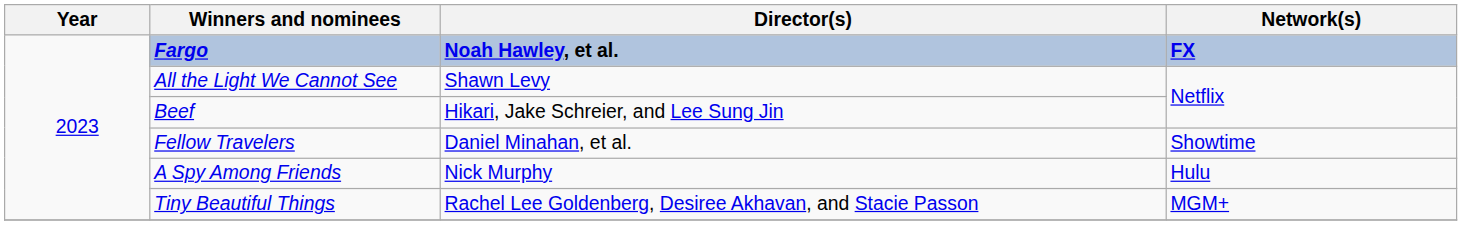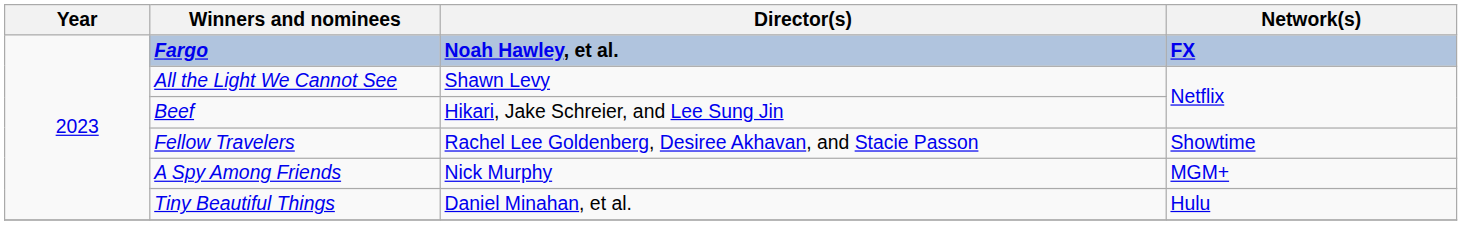(538, 142) Daniel Minahan, et al. -> (711, 142) Rachel Lee Goldenberg, Desiree Akhavan, and Stacie Passon
(1190, 173) Hulu -> (1200, 173) MGM+
(711, 204) Rachel Lee Goldenberg, Desiree Akhavan, and Stacie Passon -> (538, 204) Daniel Minahan, et al.
(1200, 204) MGM+ -> (1190, 204) Hulu
